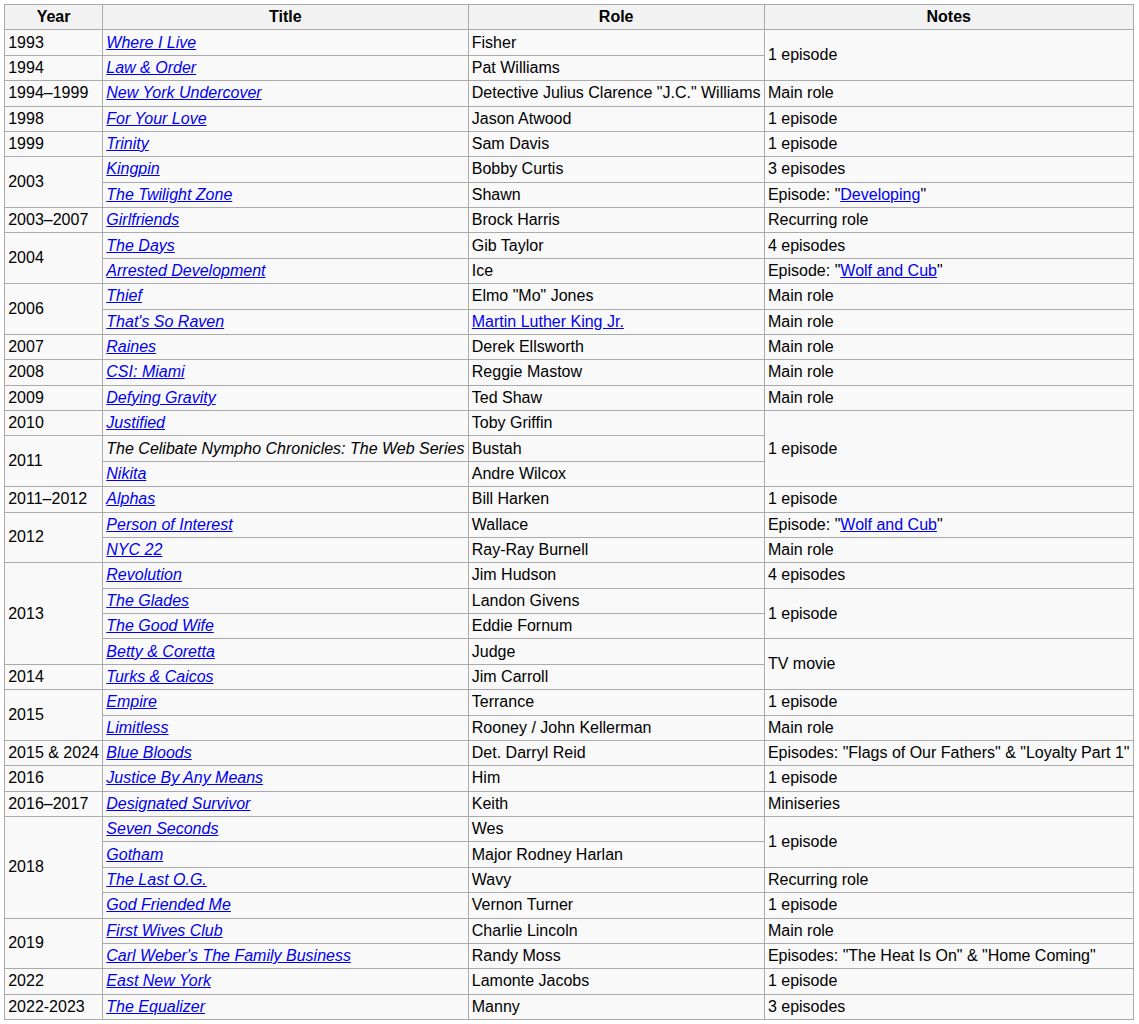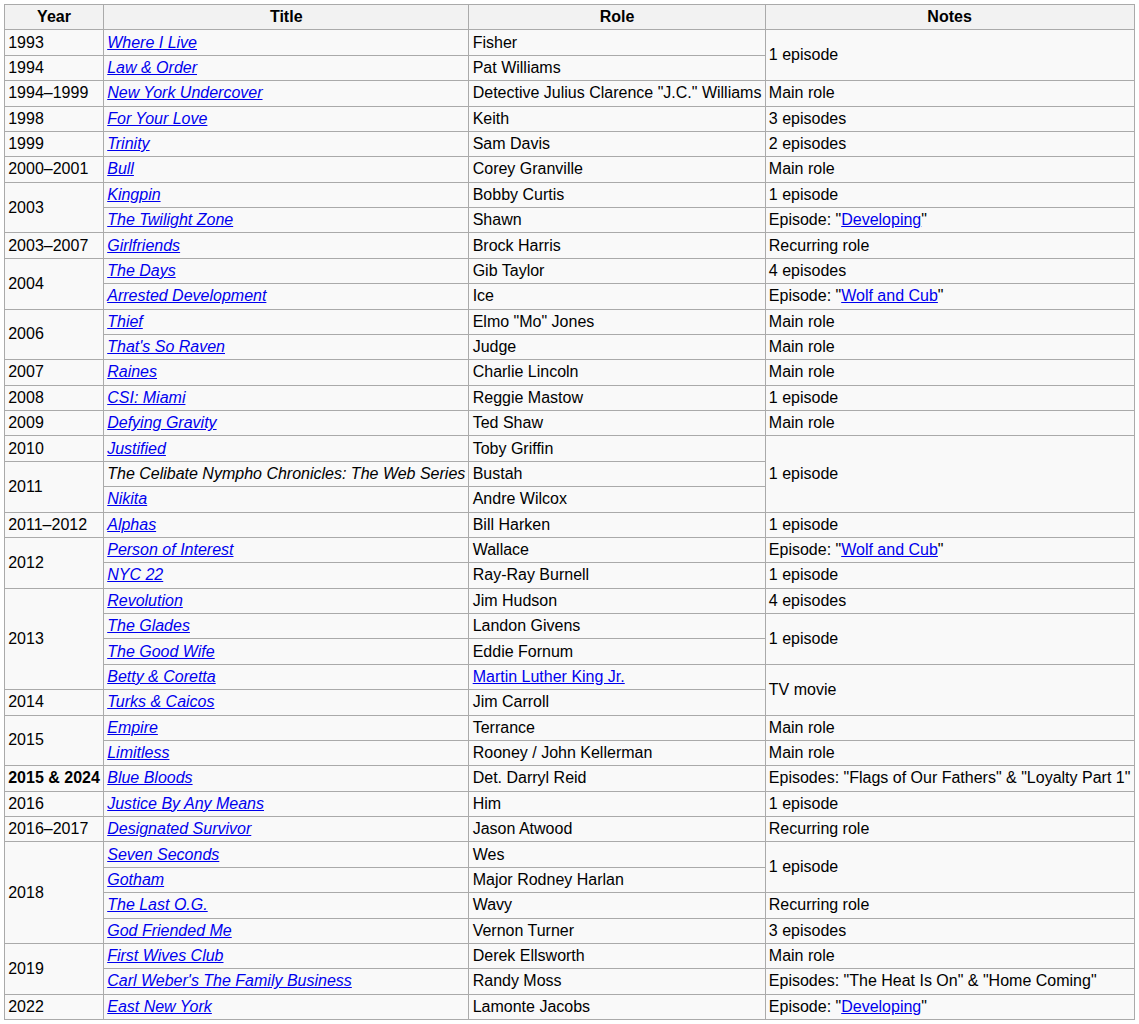(522, 118) Jason Atwood -> (491, 118) Keith
(803, 118) 1 episode -> (808, 118) 3 episodes
(803, 144) 1 episode -> (808, 144) 2 episodes
+ row: (121, 169)
(807, 169) 3 episodes -> (804, 194) 1 episode
(548, 321) Martin Luther King Jr. -> (494, 347) Judge
(528, 347) Derek Ellsworth -> (526, 372) Charlie Lincoln
(801, 372) Main role -> (804, 397) 1 episode
(801, 550) Main role -> (804, 575) 1 episode
(494, 651) Judge -> (549, 676) Martin Luther King Jr.
(803, 702) 1 episode -> (802, 727) Main role
(54, 753) normal -> (54, 778) bold
(490, 803) Keith -> (522, 829) Jason Atwood
(804, 803) Miniseries -> (819, 829) Recurring role
(803, 905) 1 episode -> (808, 930) 3 episodes
(525, 930) Charlie Lincoln -> (529, 956) Derek Ellsworth
(803, 981) 1 episode -> (848, 1006) Episode: "Developing"
- row: (156, 1006)
